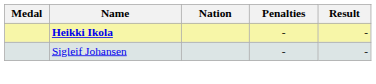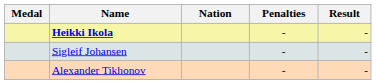+ row: (99, 70)
